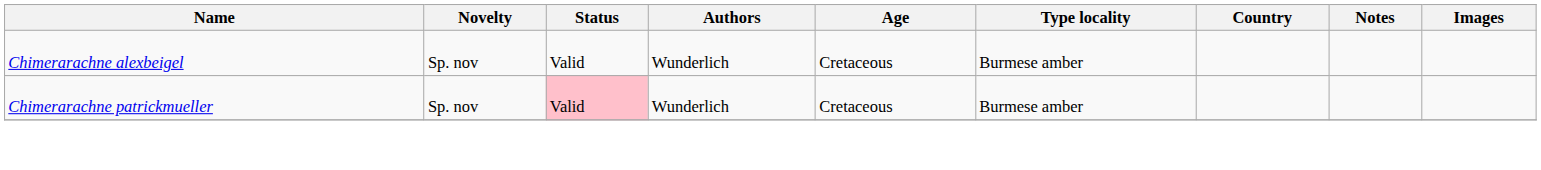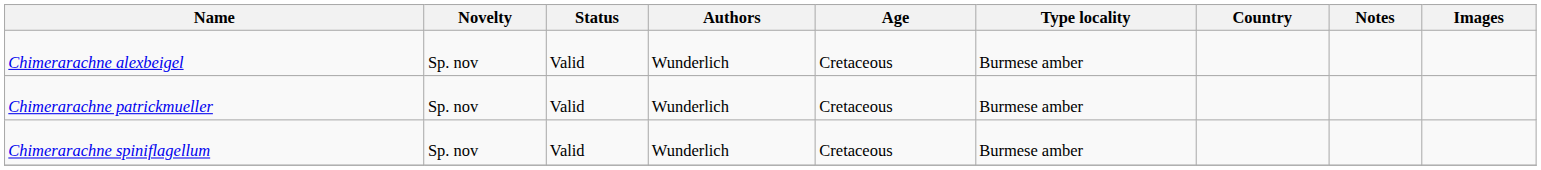(567, 106) pink background -> (567, 106) no background
+ row: (109, 151)
